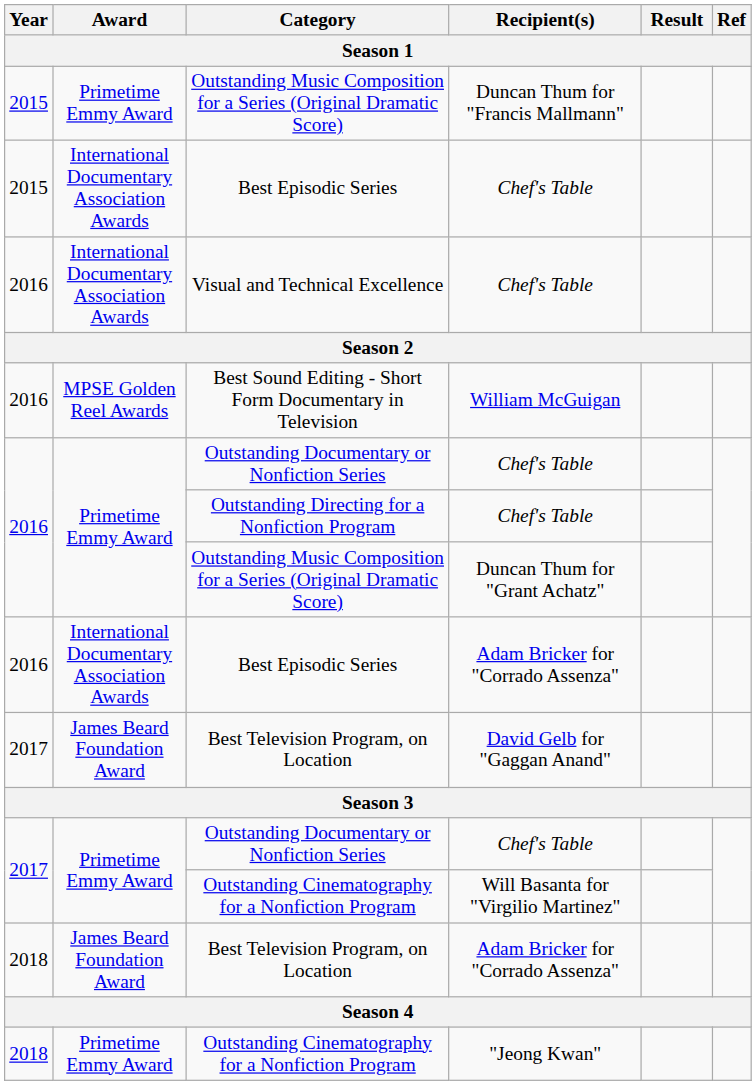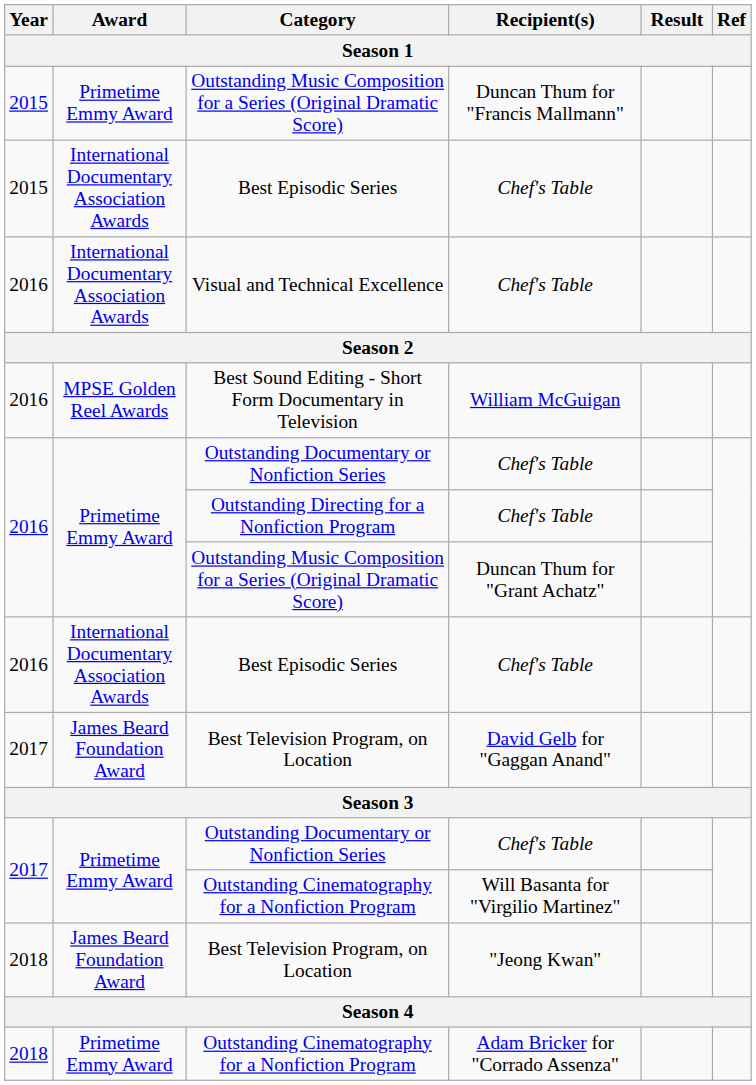(545, 664) Adam Bricker for "Corrado Assenza" -> (545, 664) Chef's Table
(545, 959) Adam Bricker for "Corrado Assenza" -> (545, 959) "Jeong Kwan"
(545, 1053) "Jeong Kwan" -> (545, 1053) Adam Bricker for "Corrado Assenza"
